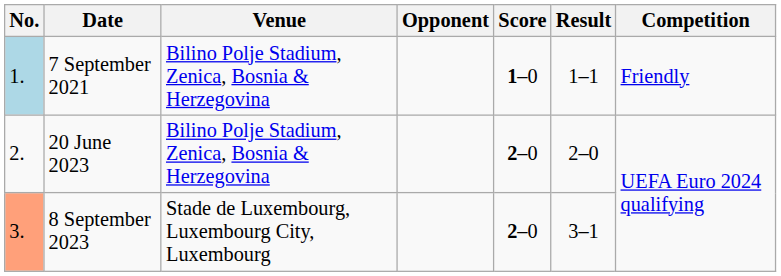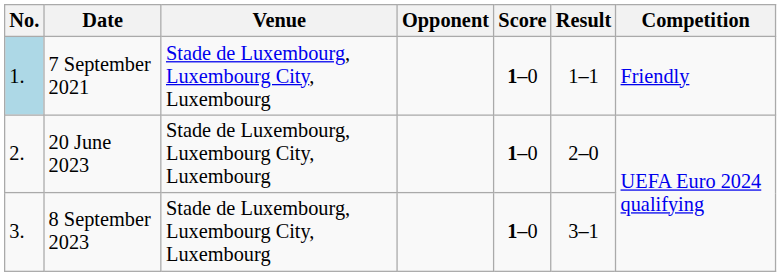(254, 75) Bilino Polje Stadium, Zenica, Bosnia & Herzegovina -> (258, 75) Stade de Luxembourg, Luxembourg City, Luxembourg
(254, 153) Bilino Polje Stadium, Zenica, Bosnia & Herzegovina -> (258, 153) Stade de Luxembourg, Luxembourg City, Luxembourg
(522, 153) 2–0 -> (522, 153) 1–0
(17, 231) lightsalmon background -> (17, 231) no background
(522, 231) 2–0 -> (522, 231) 1–0
